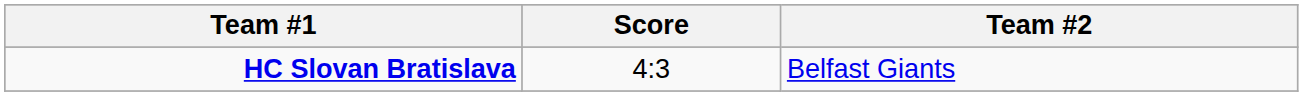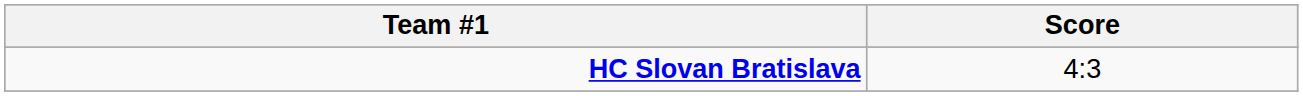- column: (1039, 25)
